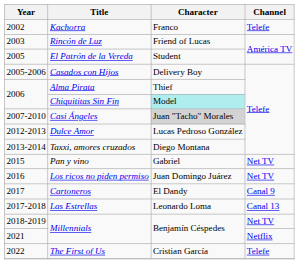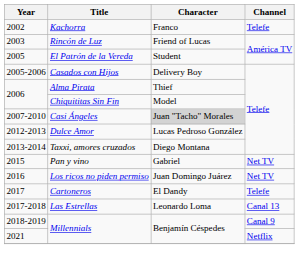(165, 102) paleturquoise background -> (165, 102) no background
(261, 191) Canal 9 -> (258, 191) Telefe
(260, 221) Net TV -> (261, 221) Canal 9
- row: (16, 251)
